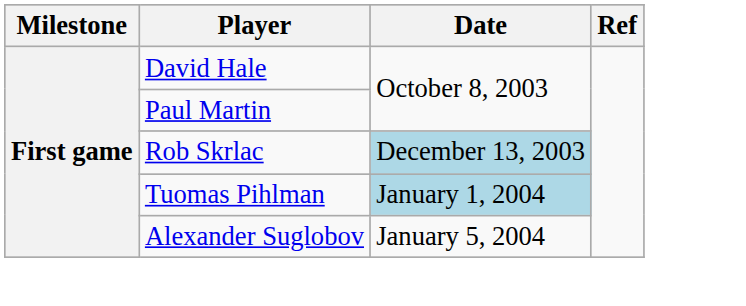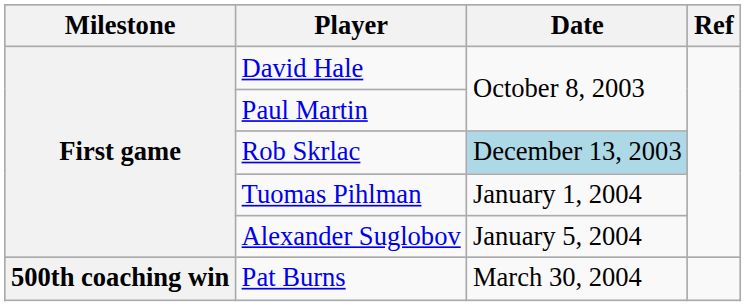(461, 194) lightblue background -> (557, 194) no background
+ row: (294, 278)
